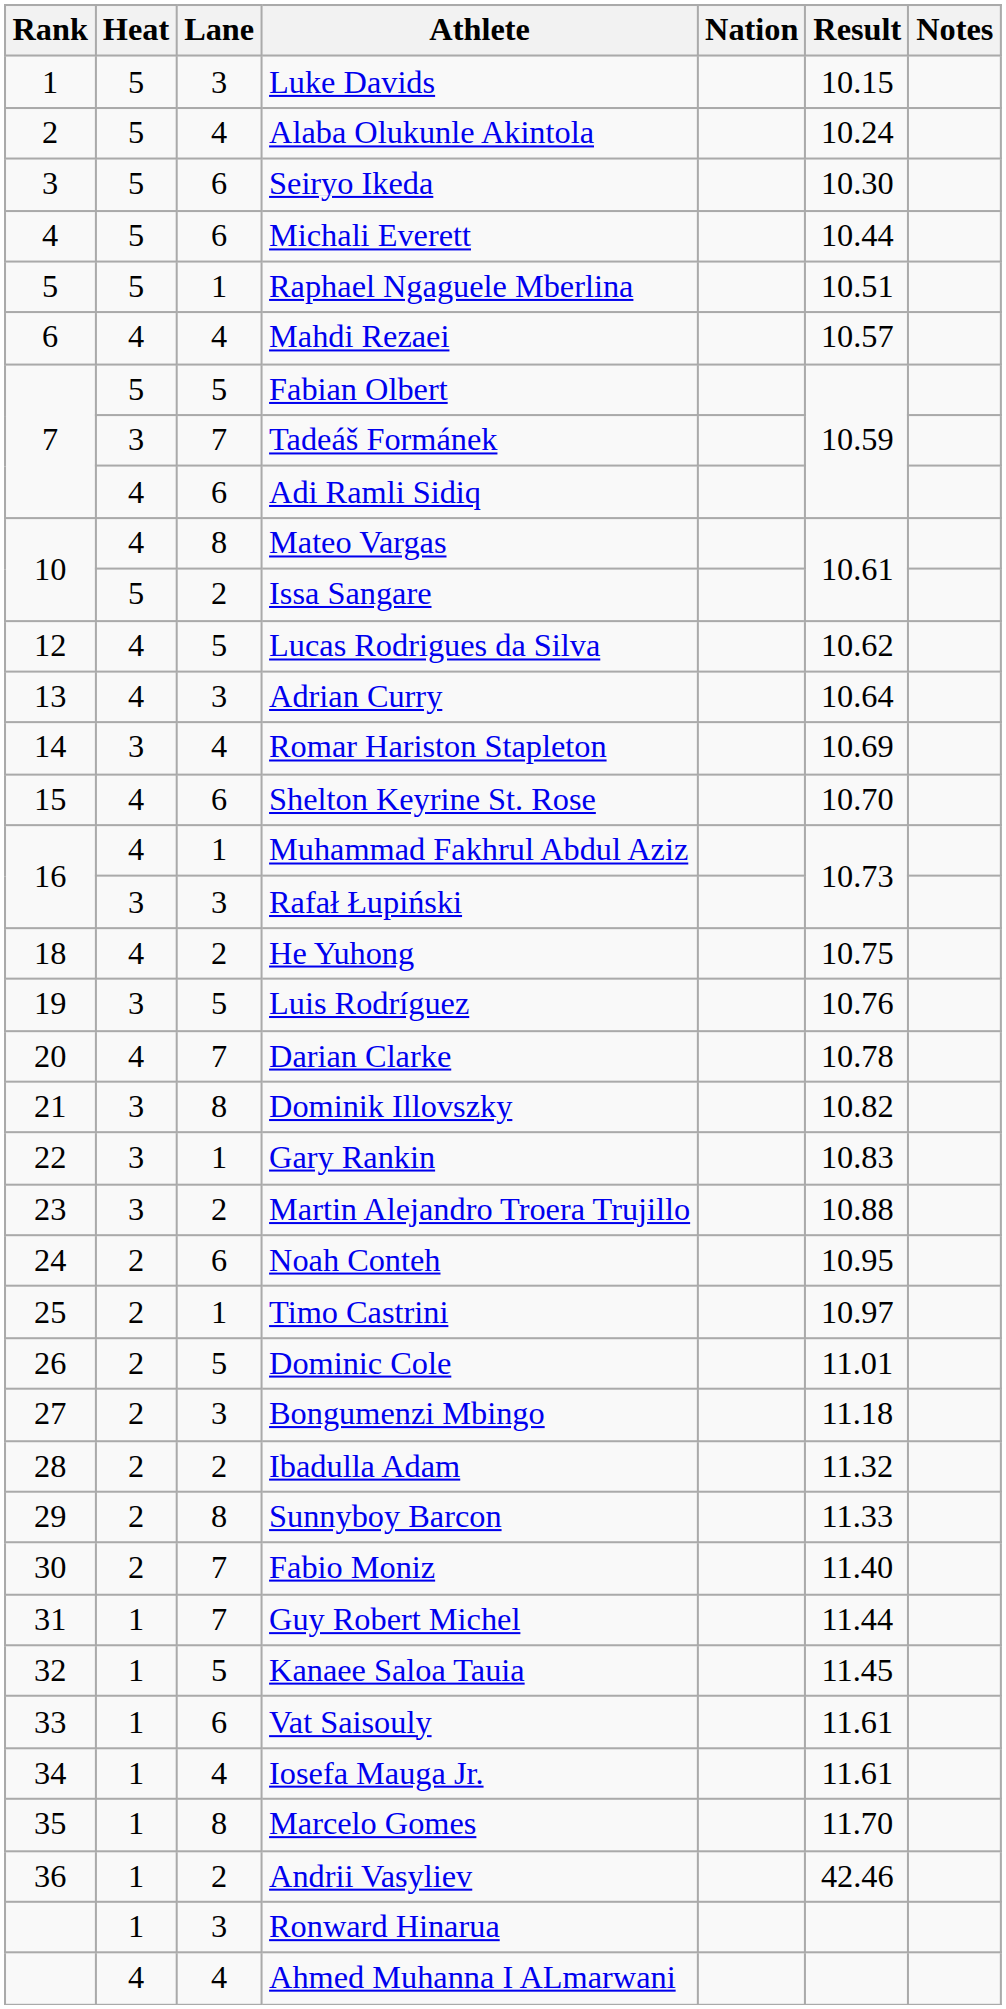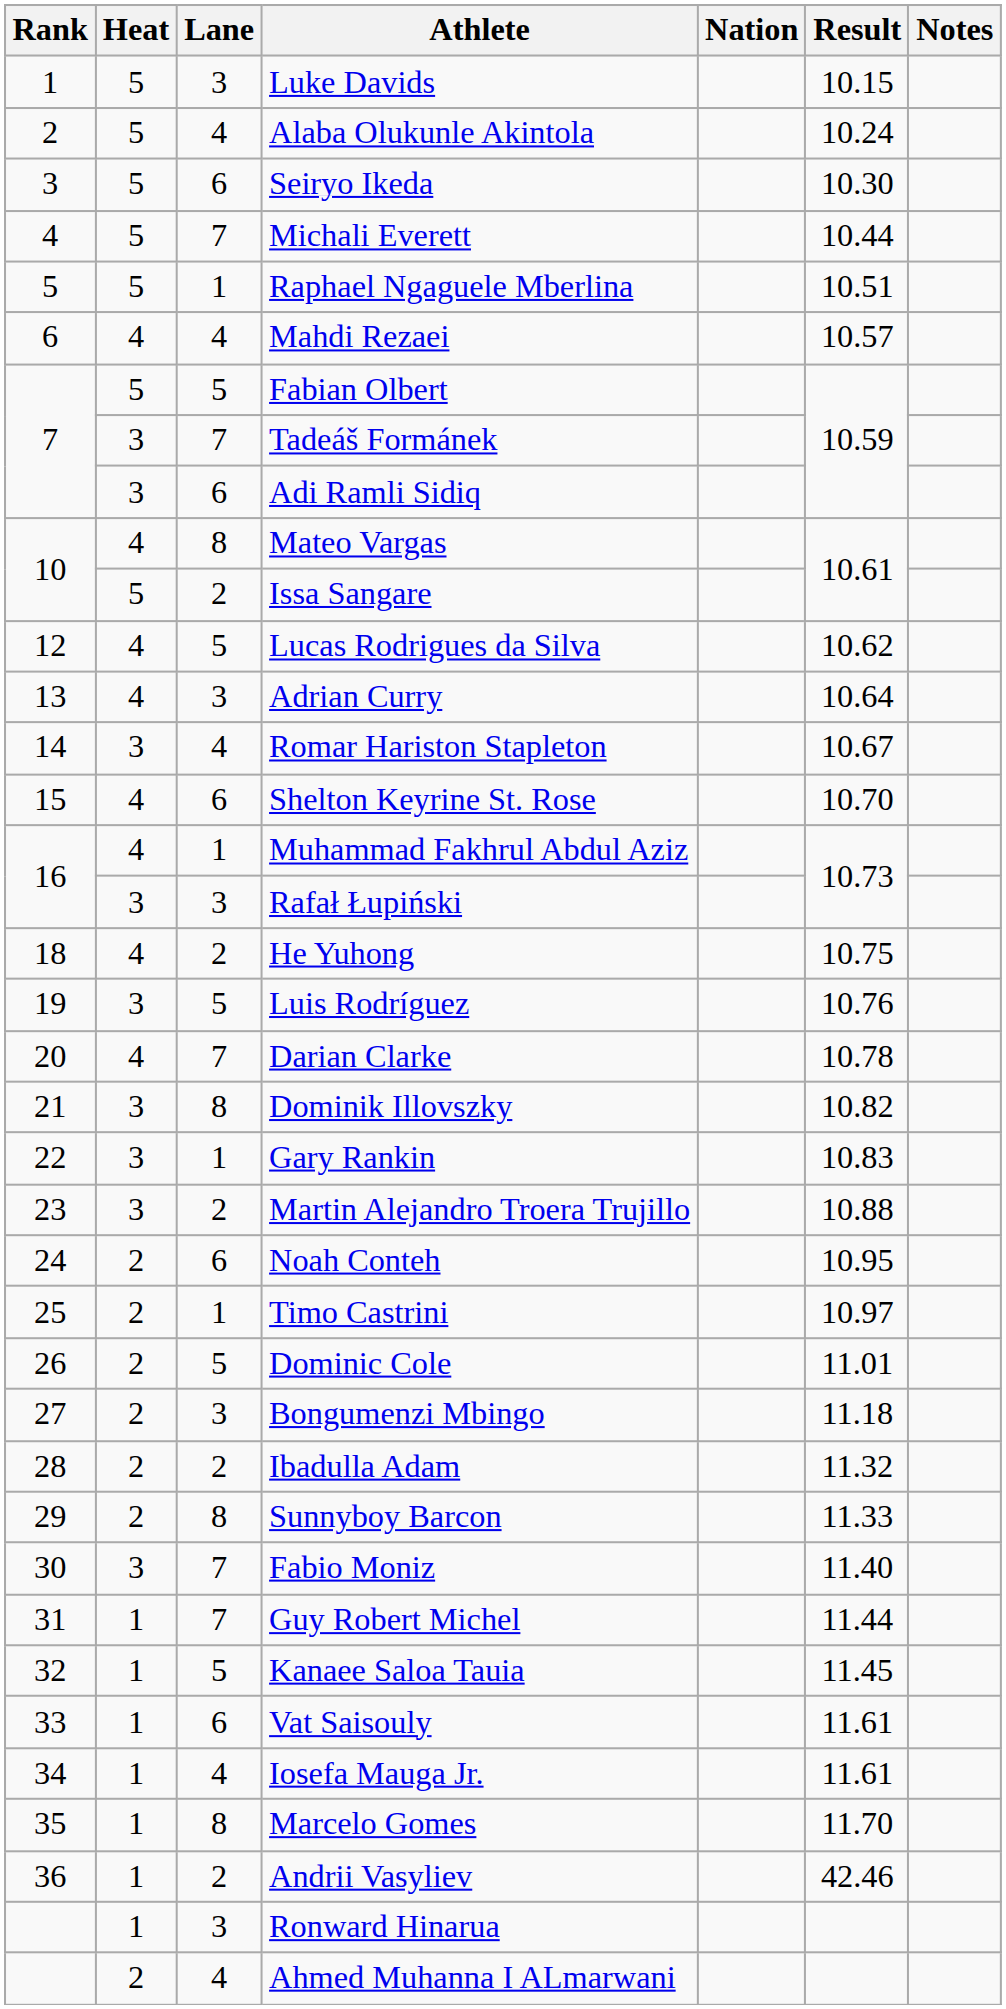(219, 235) 6 -> (219, 235) 7
(136, 491) 4 -> (136, 491) 3
(857, 747) 10.69 -> (857, 747) 10.67
(136, 1567) 2 -> (136, 1567) 3
(136, 1977) 4 -> (136, 1977) 2
